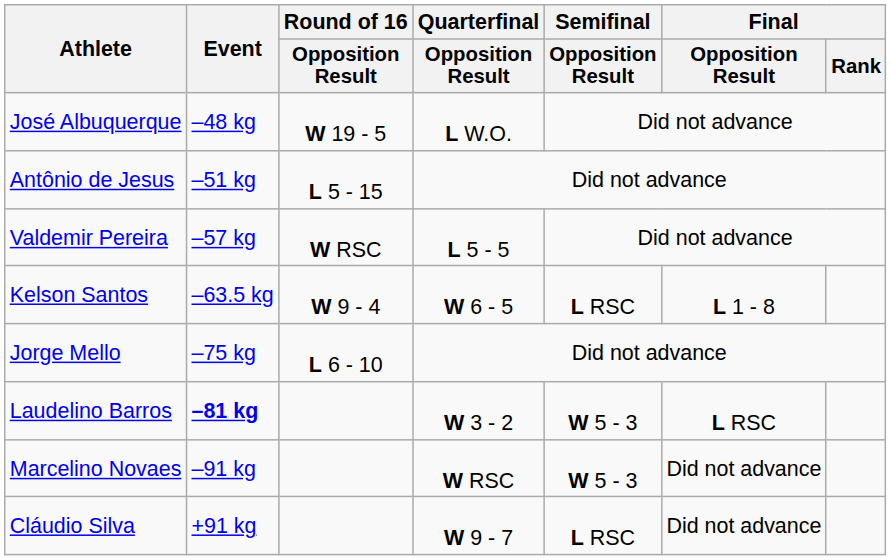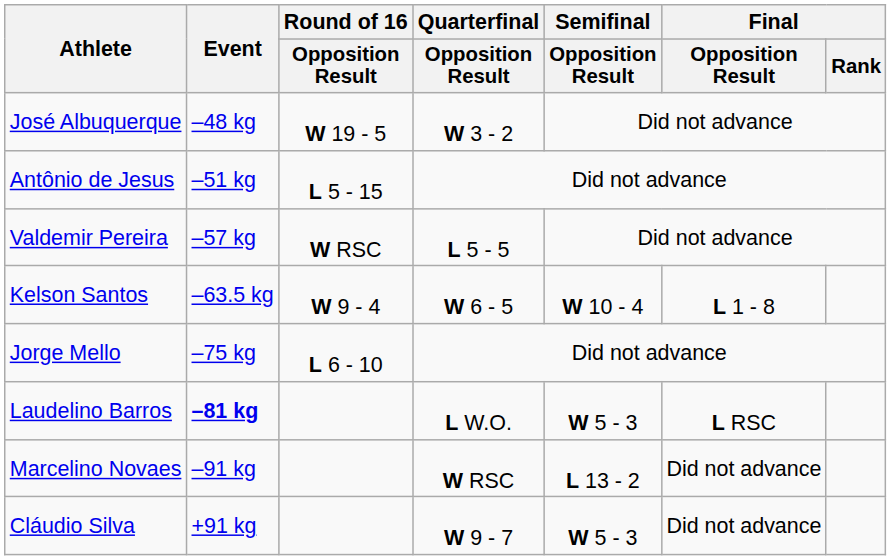(479, 134) L W.O. -> (479, 134) W 3 - 2
(603, 307) L RSC -> (603, 307) W 10 - 4
(479, 423) W 3 - 2 -> (479, 423) L W.O.
(603, 481) W 5 - 3 -> (603, 481) L 13 - 2
(603, 538) L RSC -> (603, 538) W 5 - 3
